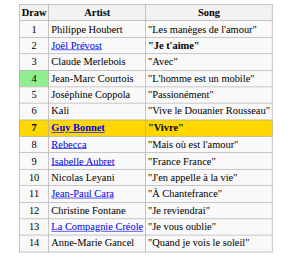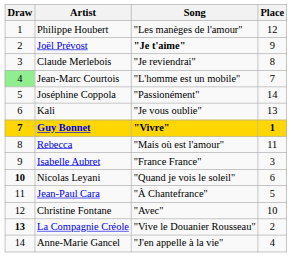+ column: (272, 12)
(163, 62) "Avec" -> (165, 62) "Je reviendrai"
(209, 111) "Vive le Douanier Rousseau" -> (168, 111) "Je vous oublie"
(34, 177) normal -> (20, 177) bold
(193, 177) "J'en appelle à la vie" -> (184, 177) "Quand je vois le soleil"
(179, 210) "Je reviendrai" -> (149, 210) "Avec"
(34, 227) normal -> (20, 227) bold
(182, 227) "Je vous oublie" -> (195, 227) "Vive le Douanier Rousseau"
(199, 243) "Quand je vois le soleil" -> (178, 243) "J'en appelle à la vie"
